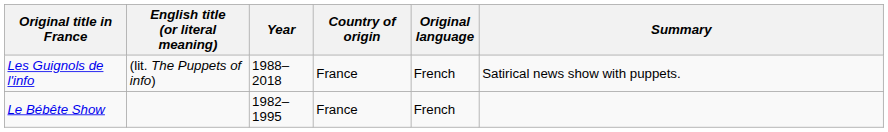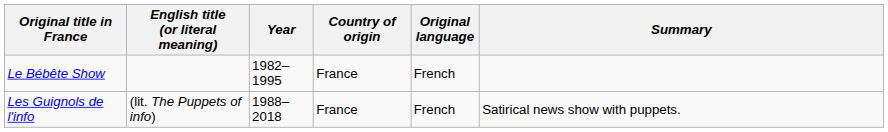rows swapped: (56, 109) <-> (55, 73)
